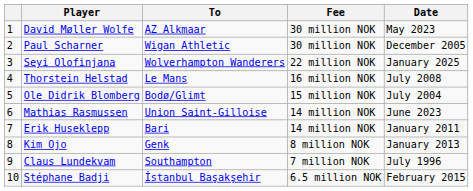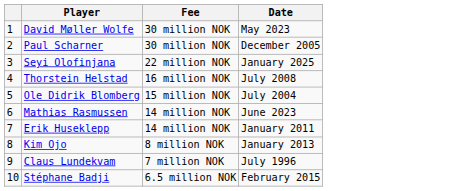- column: (215, 13)
